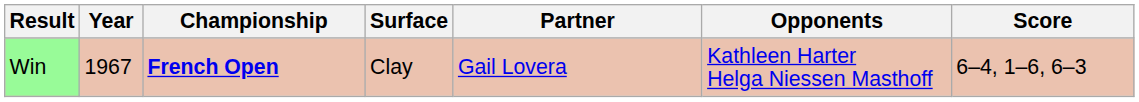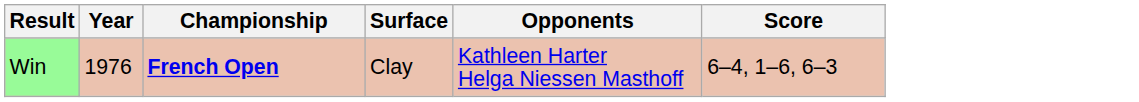- column: (578, 21)
(108, 67) 1967 -> (108, 67) 1976
